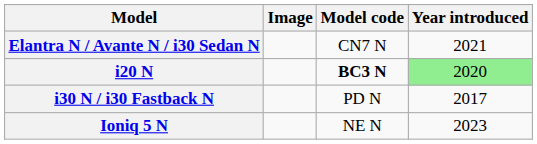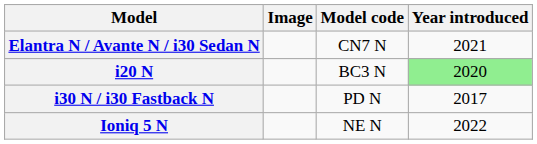(362, 71) bold -> (362, 71) normal
(470, 125) 2023 -> (470, 125) 2022
